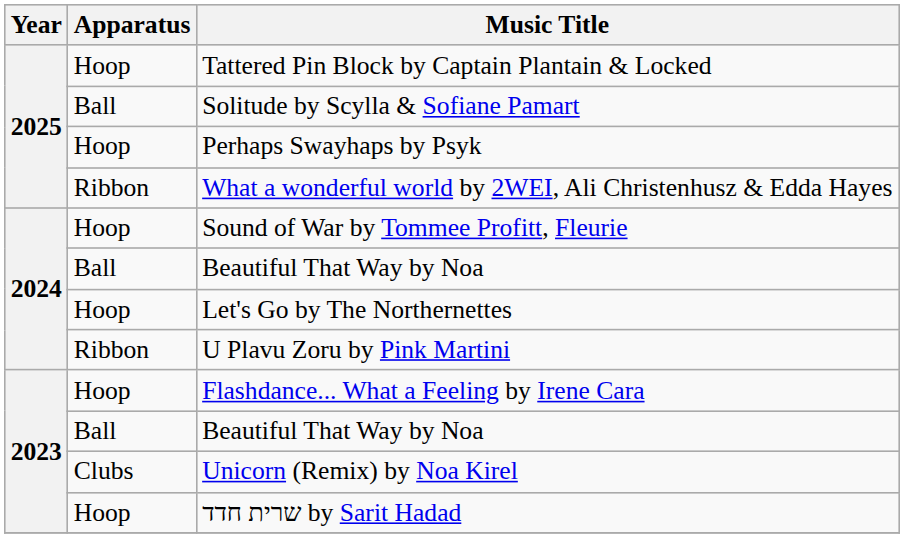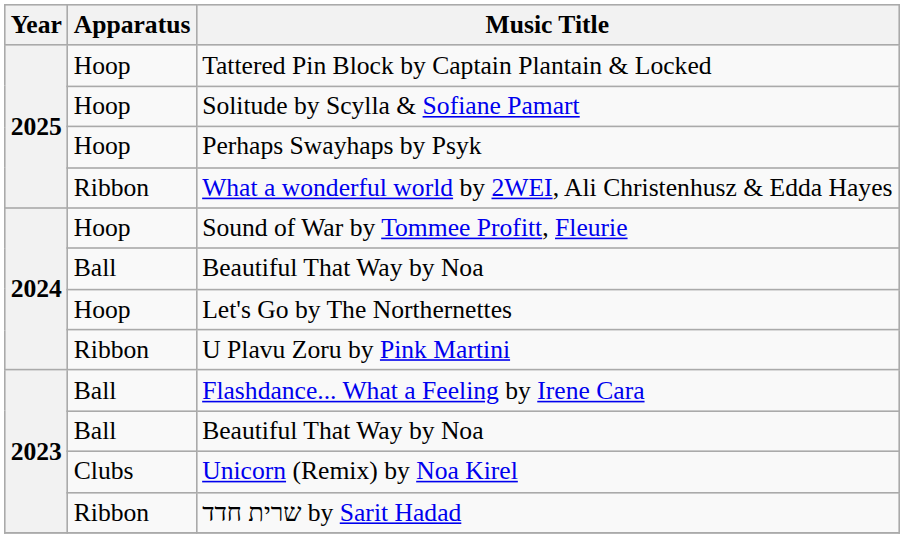(95, 106) Ball -> (102, 106) Hoop
(102, 390) Hoop -> (95, 390) Ball
(102, 512) Hoop -> (111, 512) Ribbon
